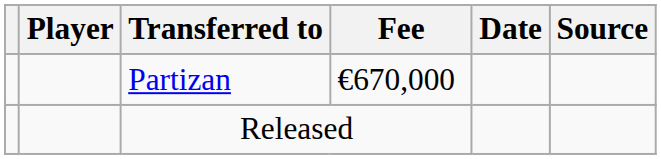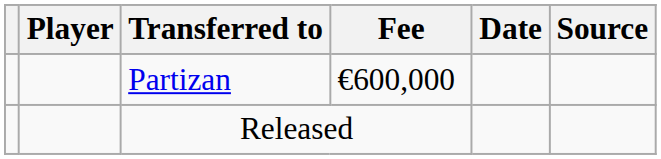(396, 79) €670,000 -> (396, 79) €600,000
